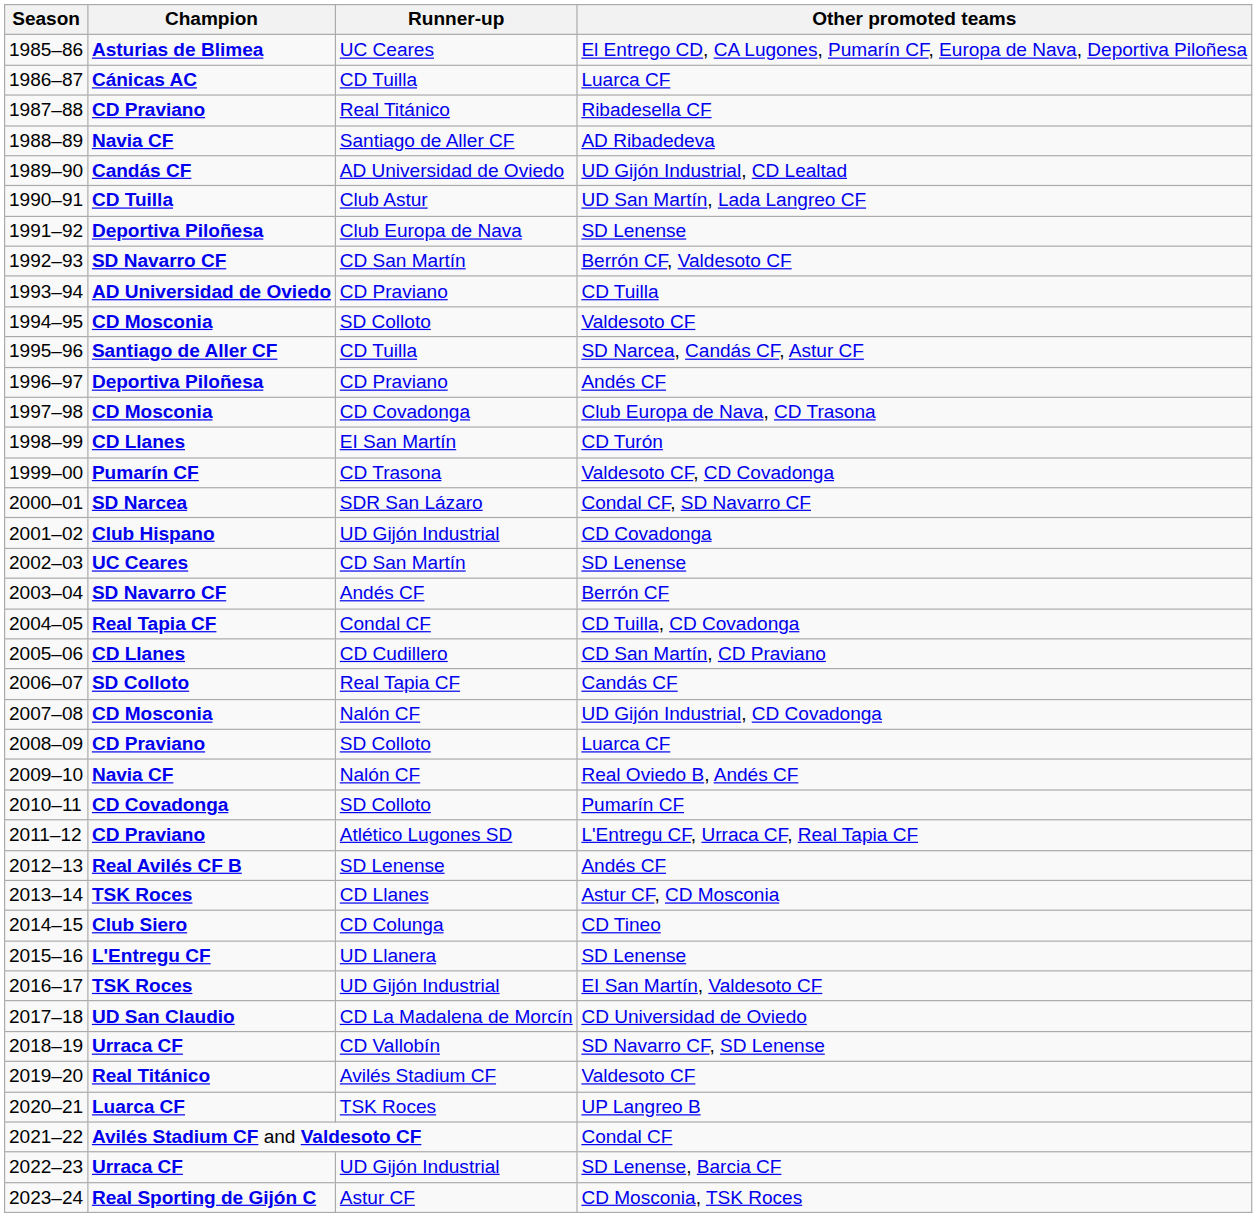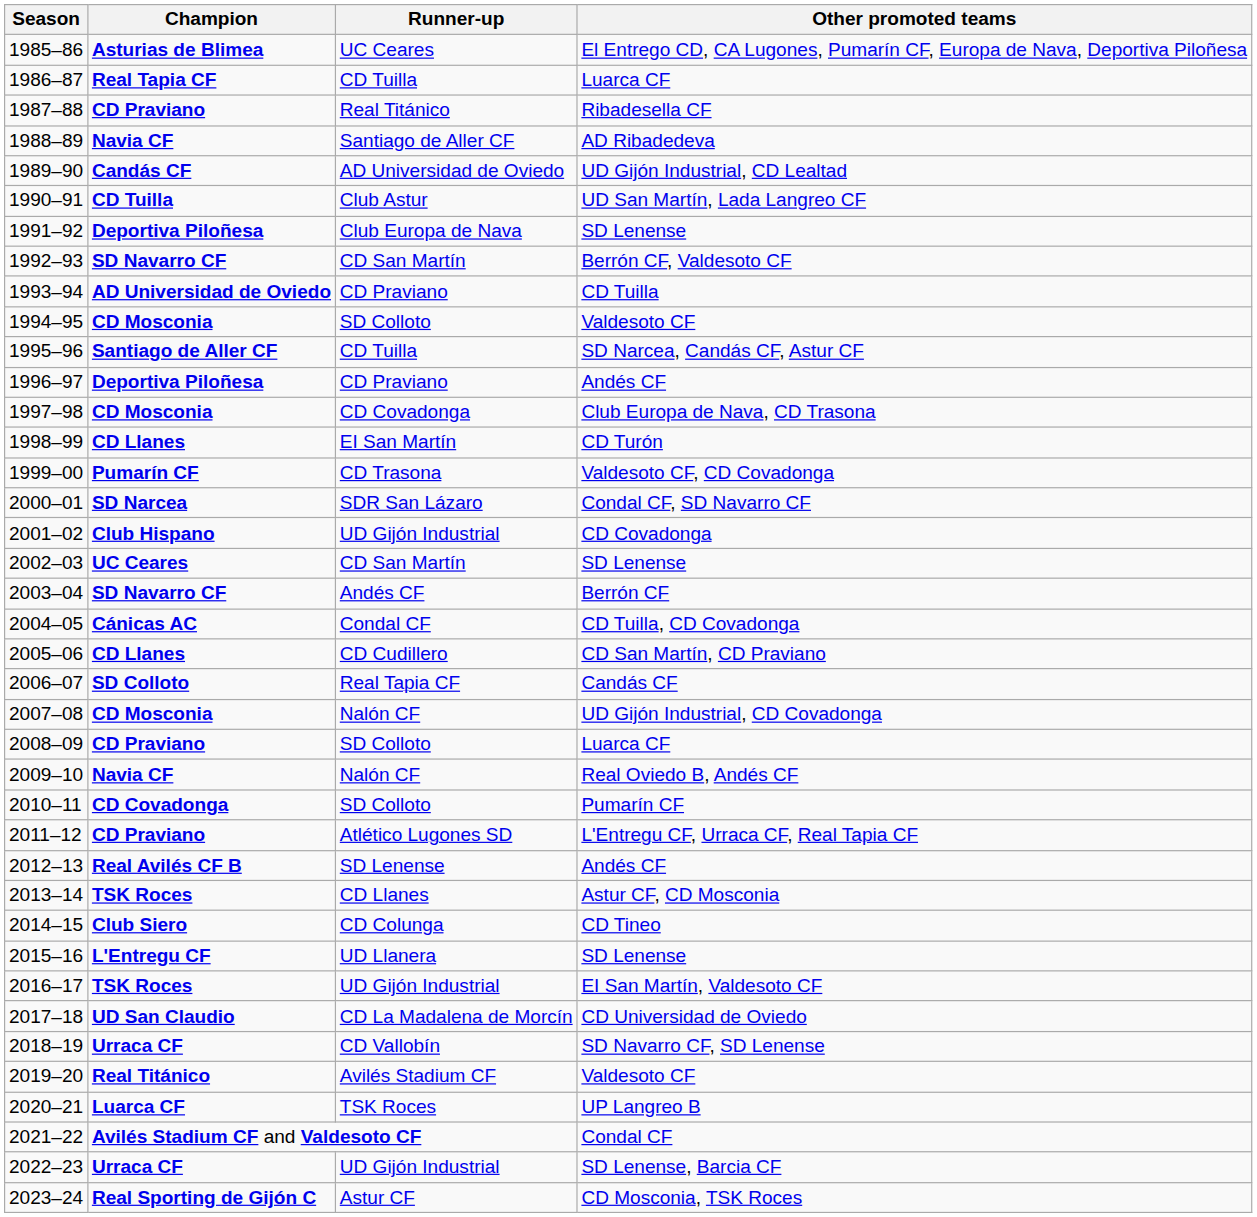(144, 79) Cánicas AC -> (154, 79) Real Tapia CF
(154, 623) Real Tapia CF -> (144, 623) Cánicas AC
